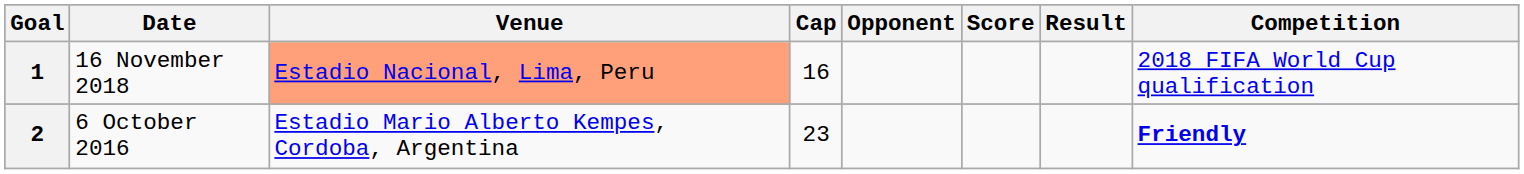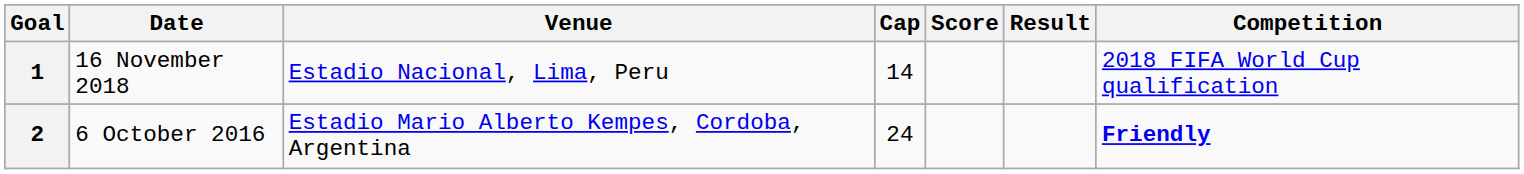- column: (902, 23)
(464, 73) lightsalmon background -> (479, 73) no background
(816, 73) 16 -> (900, 73) 14
(816, 136) 23 -> (900, 136) 24
